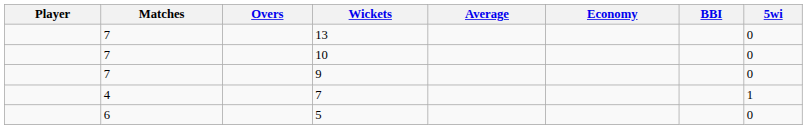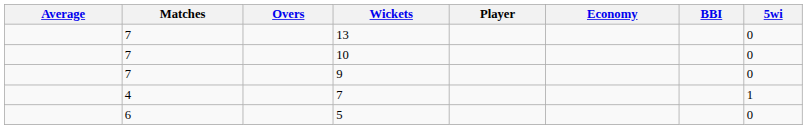columns swapped: (53, 14) <-> (487, 14)
